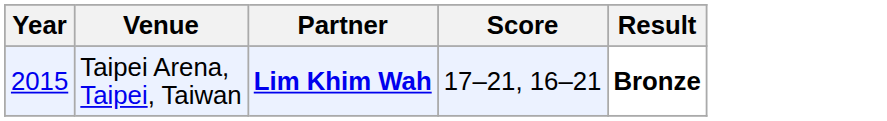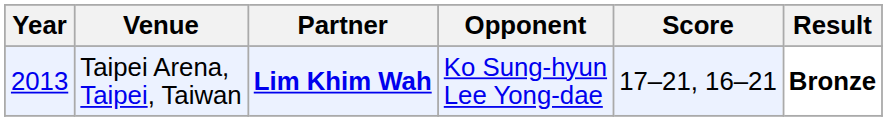+ column: (525, 26)
(40, 81) 2015 -> (40, 81) 2013
